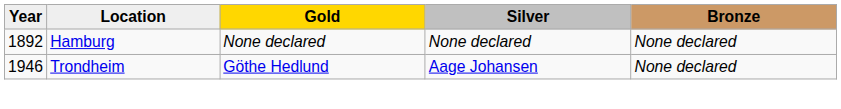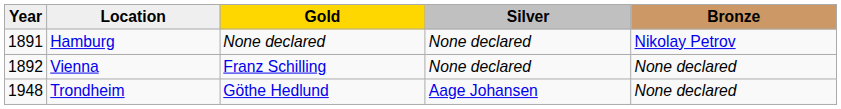(26, 41) 1892 -> (26, 41) 1891
(686, 41) None declared -> (685, 41) Nikolay Petrov
+ row: (74, 66)
(26, 66) 1946 -> (26, 91) 1948
